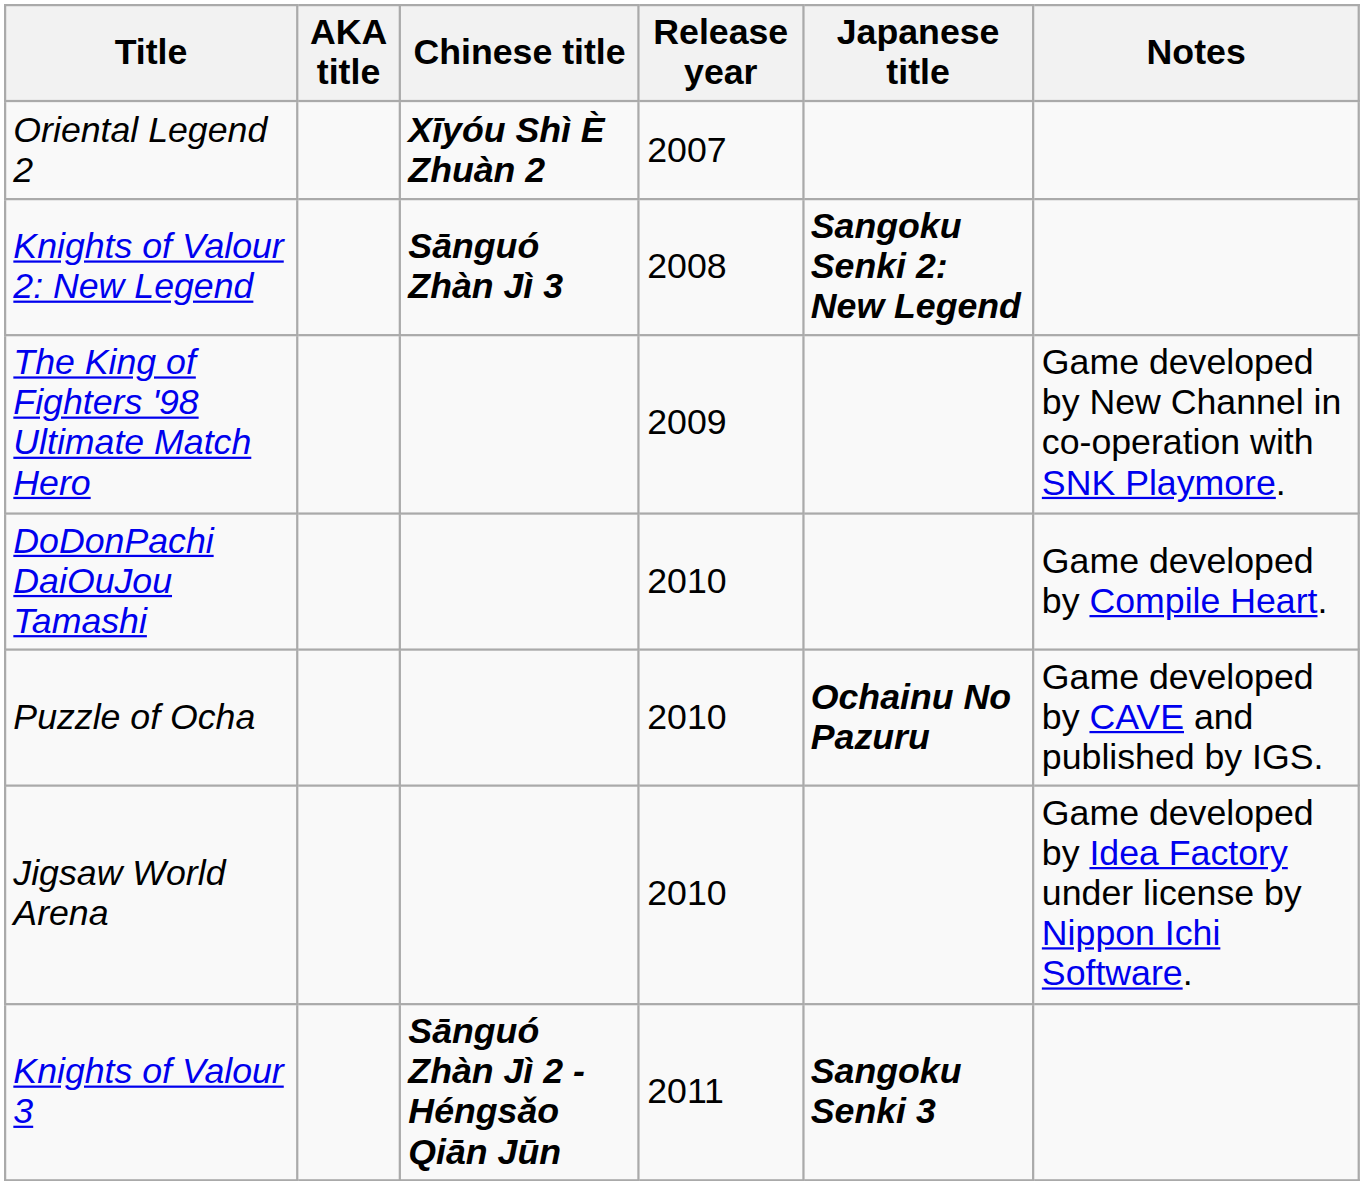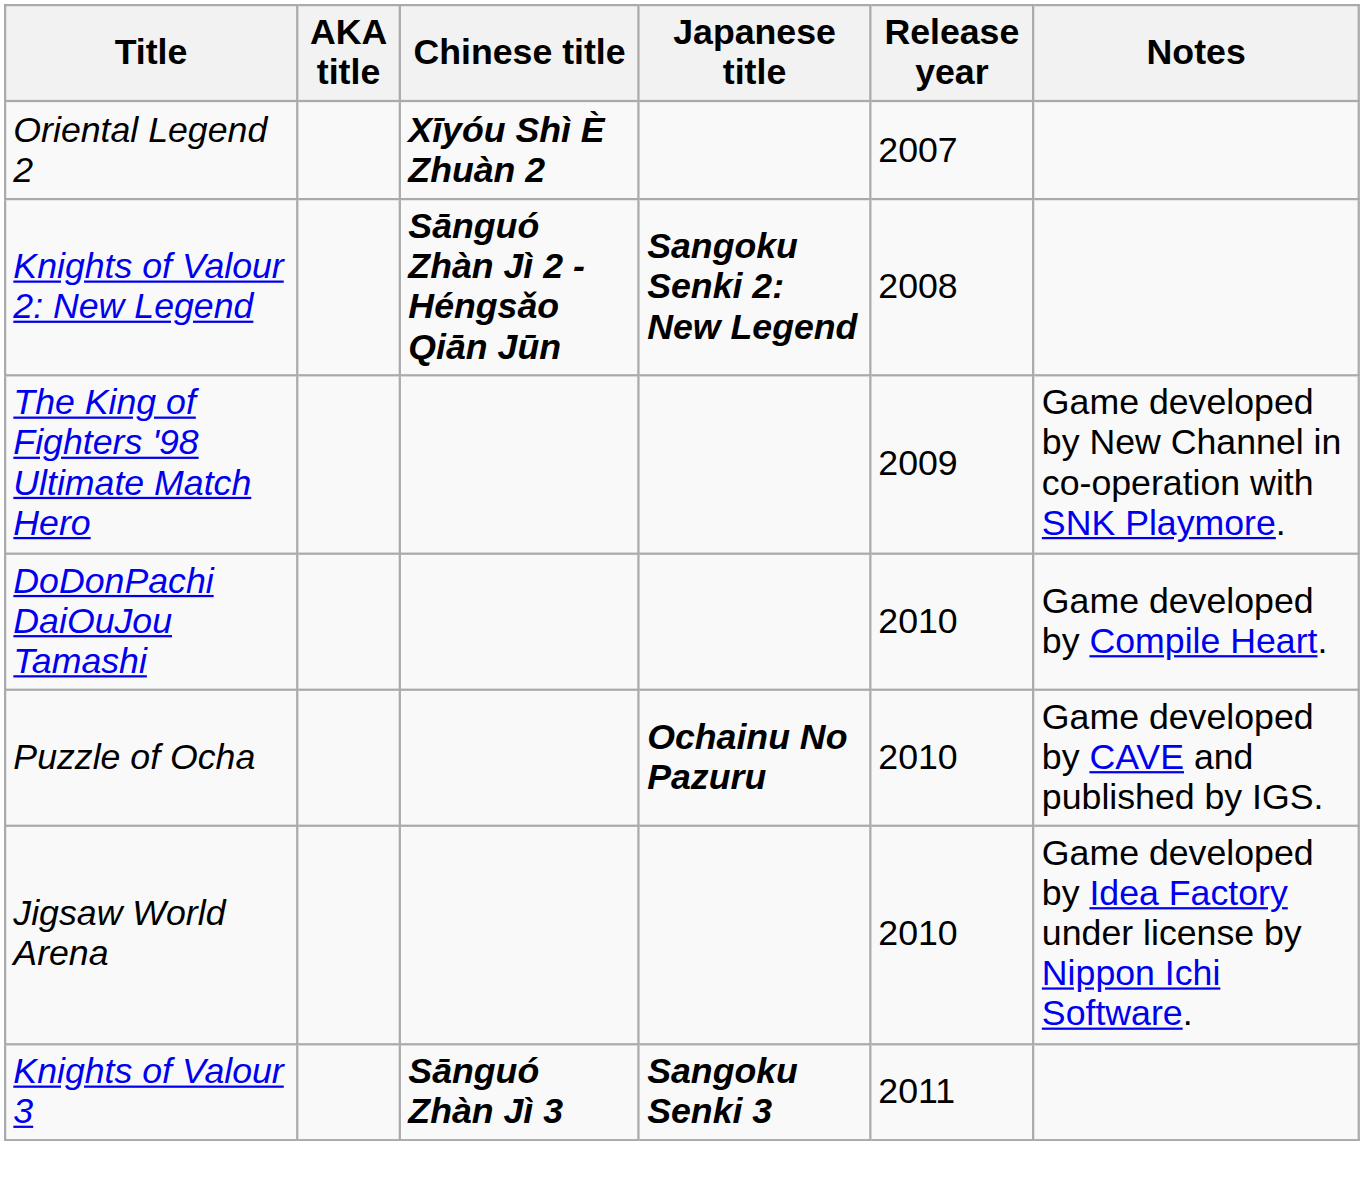columns swapped: (918, 52) <-> (721, 52)
(486, 266) Sānguó Zhàn Jì 3 -> (497, 286) Sānguó Zhàn Jì 2 - Héngsǎo Qiān Jūn
(497, 1091) Sānguó Zhàn Jì 2 - Héngsǎo Qiān Jūn -> (486, 1091) Sānguó Zhàn Jì 3
